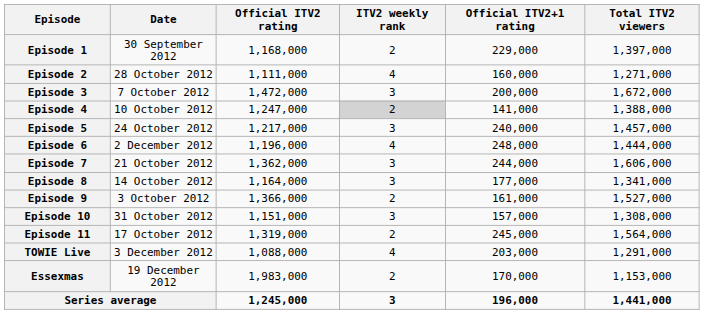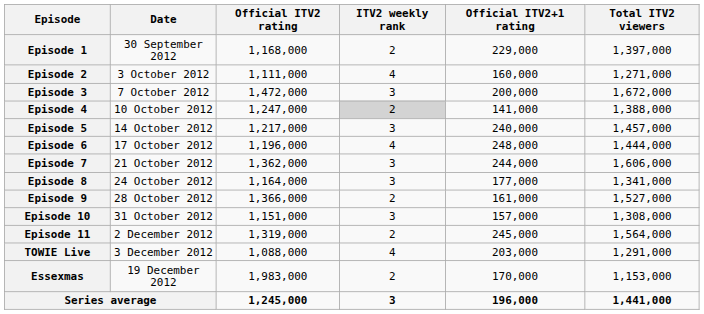(163, 74) 28 October 2012 -> (163, 74) 3 October 2012
(163, 128) 24 October 2012 -> (163, 128) 14 October 2012
(163, 145) 2 December 2012 -> (163, 145) 17 October 2012
(163, 181) 14 October 2012 -> (163, 181) 24 October 2012
(163, 199) 3 October 2012 -> (163, 199) 28 October 2012
(163, 234) 17 October 2012 -> (163, 234) 2 December 2012
